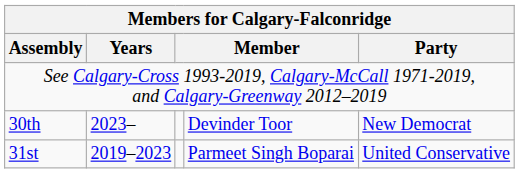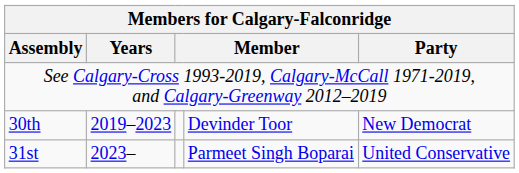(113, 125) 2023– -> (131, 125) 2019–2023
(131, 153) 2019–2023 -> (113, 153) 2023–
